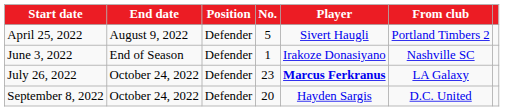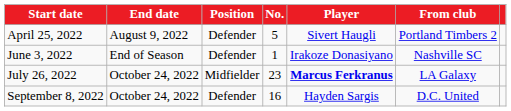(229, 75) Defender -> (232, 75) Midfielder
(268, 95) 20 -> (275, 95) 16
